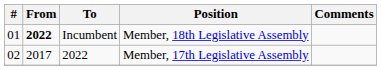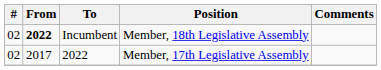(14, 34) 01 -> (14, 34) 02
